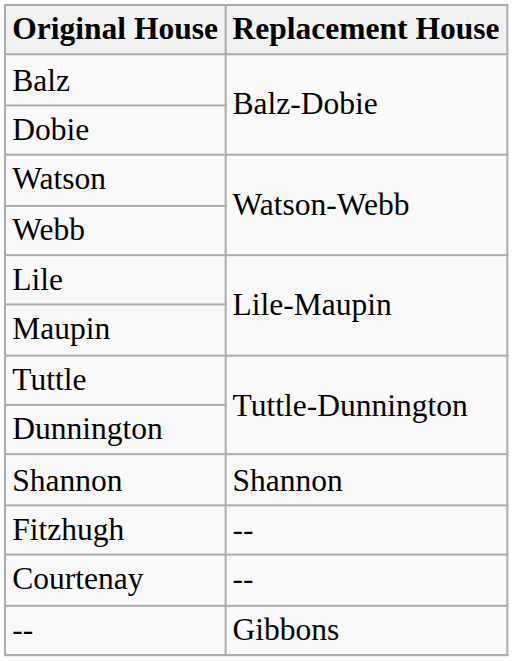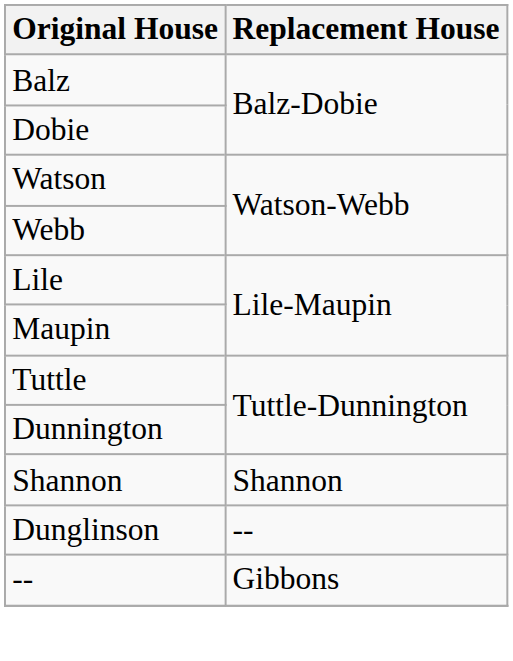- row: (68, 529)
+ row: (86, 529)
- row: (78, 579)
